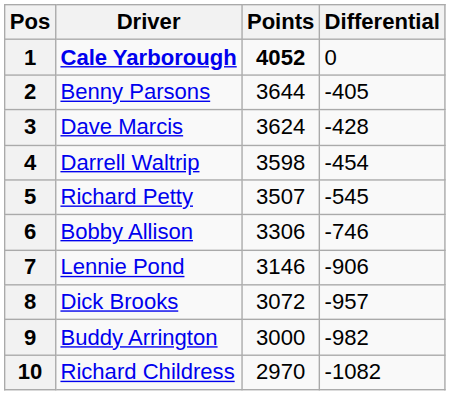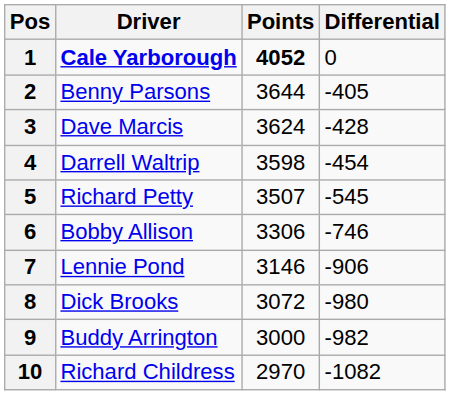(347, 302) -957 -> (347, 302) -980
